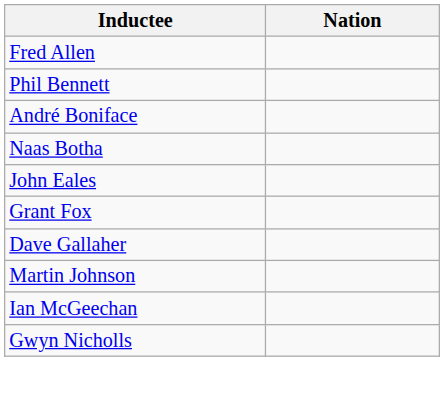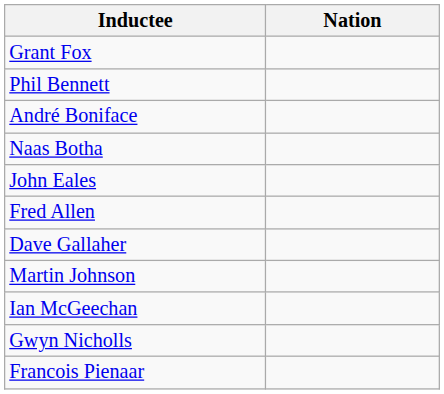rows swapped: (52, 52) <-> (50, 212)
+ row: (77, 372)
